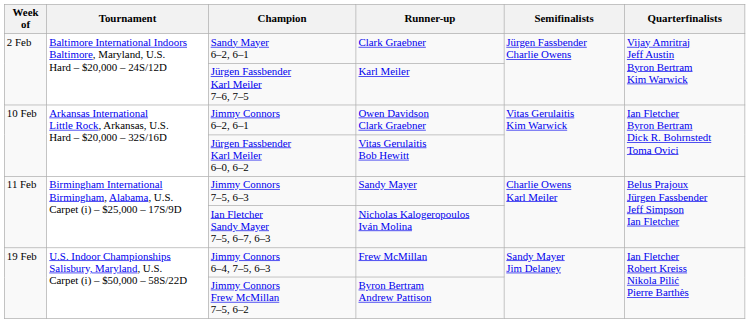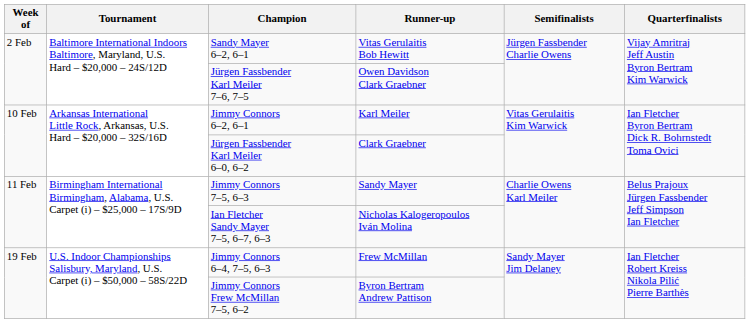(392, 42) Clark Graebner -> (392, 48) Vitas Gerulaitis Bob Hewitt
(384, 72) Karl Meiler -> (394, 78) Owen Davidson Clark Graebner
(394, 119) Owen Davidson Clark Graebner -> (384, 113) Karl Meiler
(392, 149) Vitas Gerulaitis Bob Hewitt -> (392, 143) Clark Graebner
